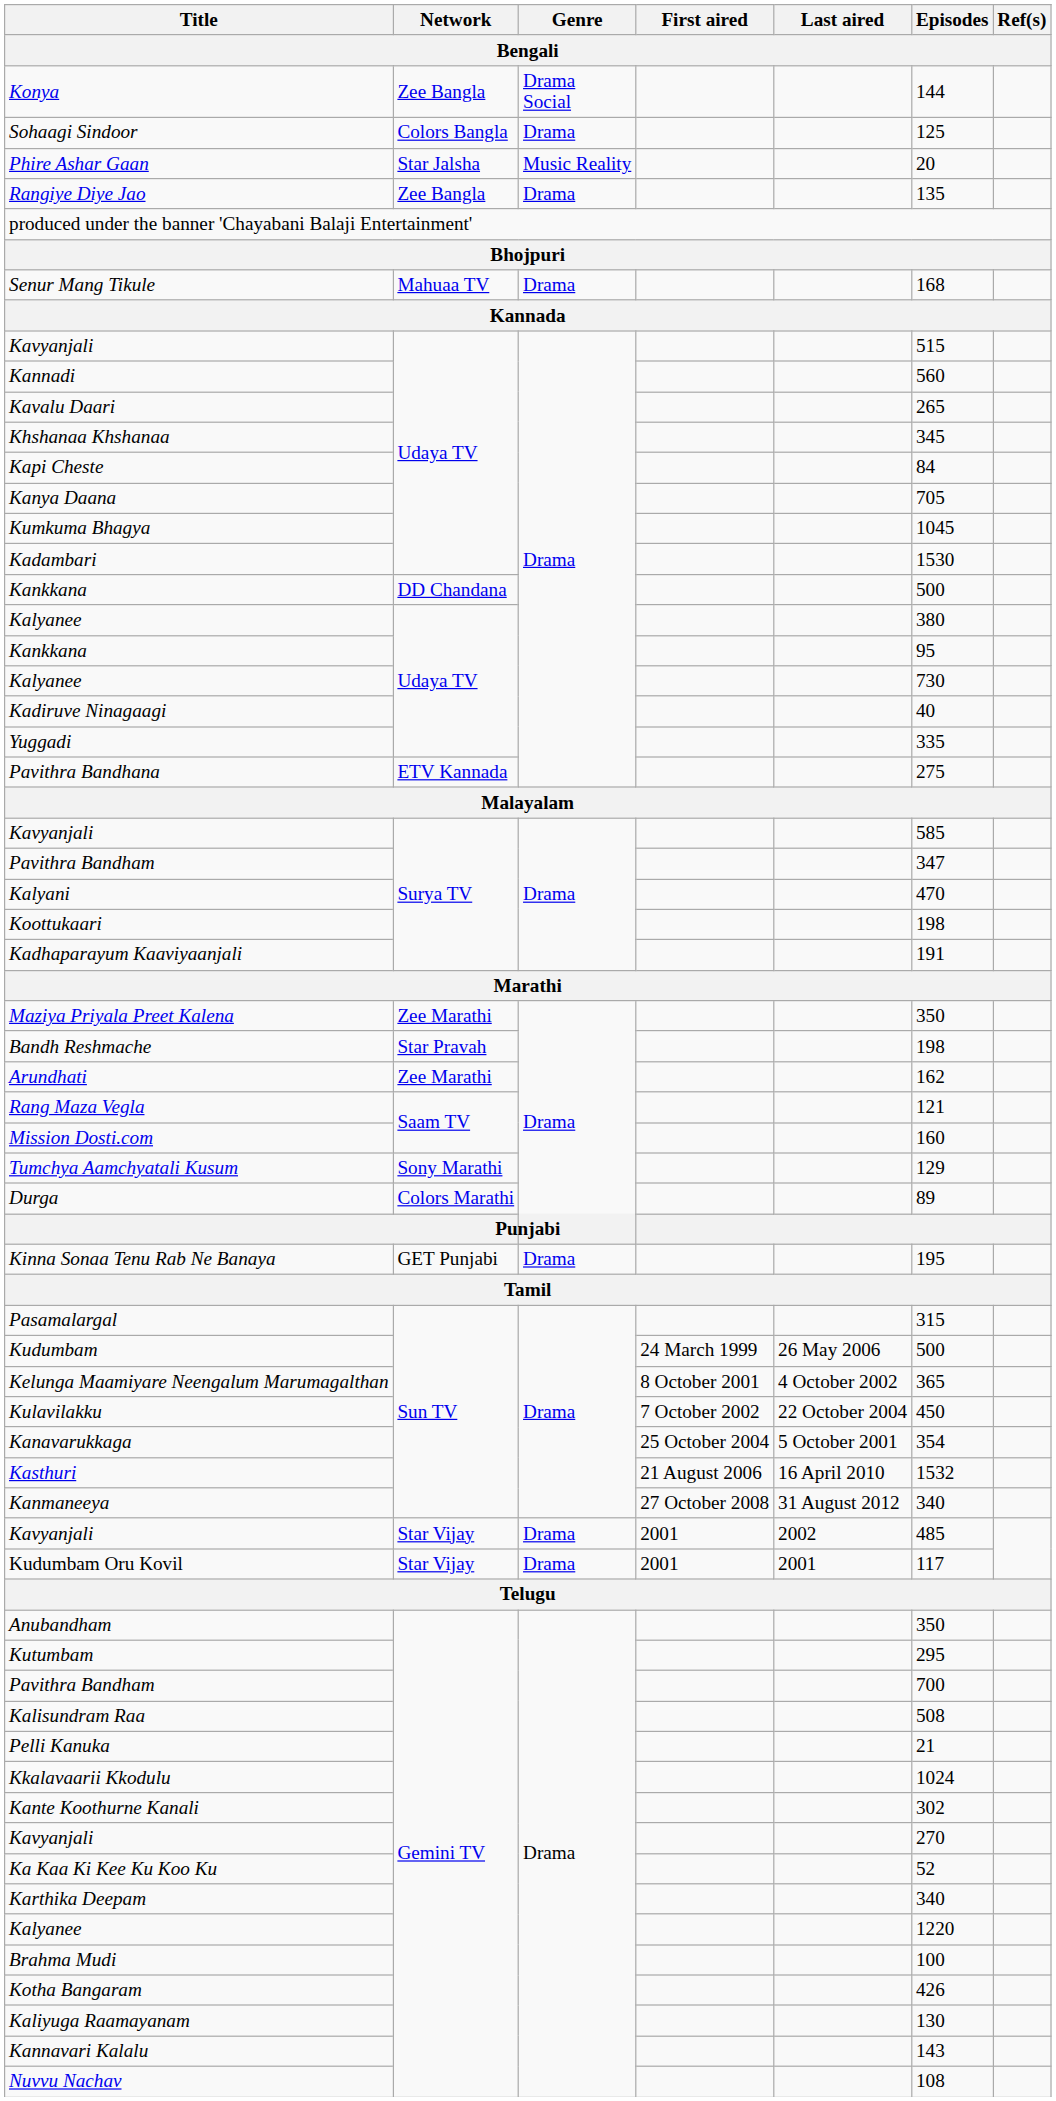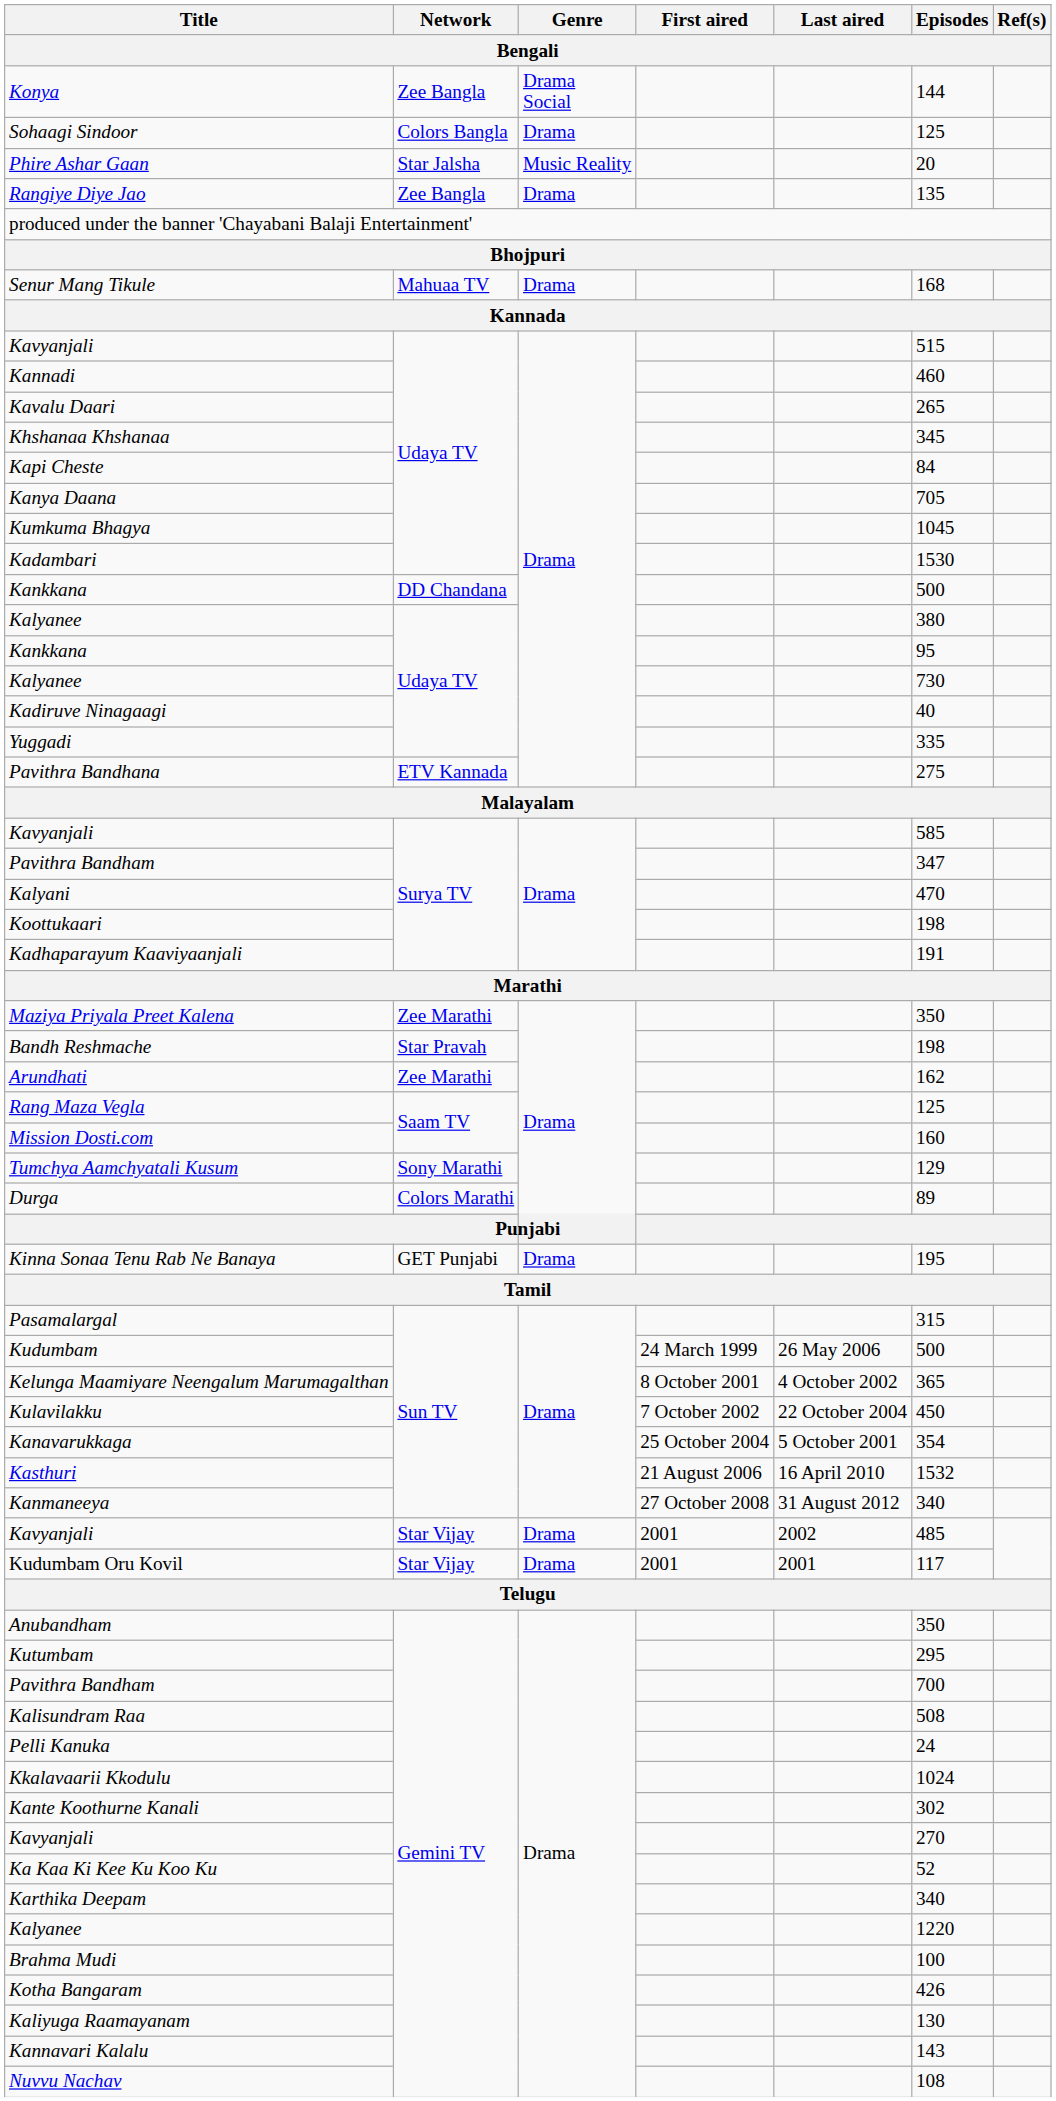(930, 376) 560 -> (930, 376) 460
(930, 1107) 121 -> (930, 1107) 125
(926, 1746) 21 -> (926, 1746) 24
